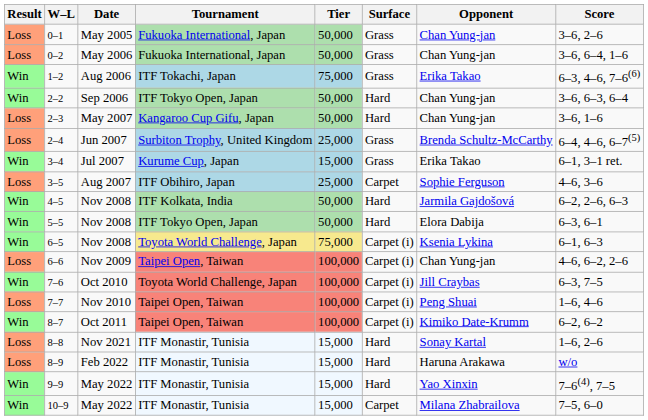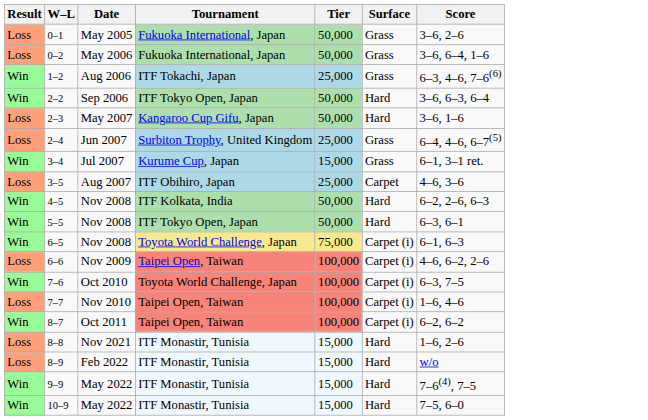- column: (486, 14)
(335, 76) 75,000 -> (335, 76) 25,000
(382, 405) Carpet -> (378, 405) Hard
